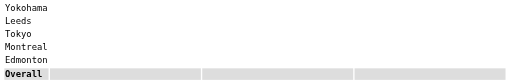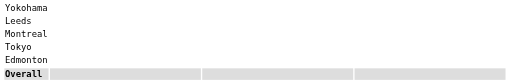rows swapped: (18, 34) <-> (26, 47)
